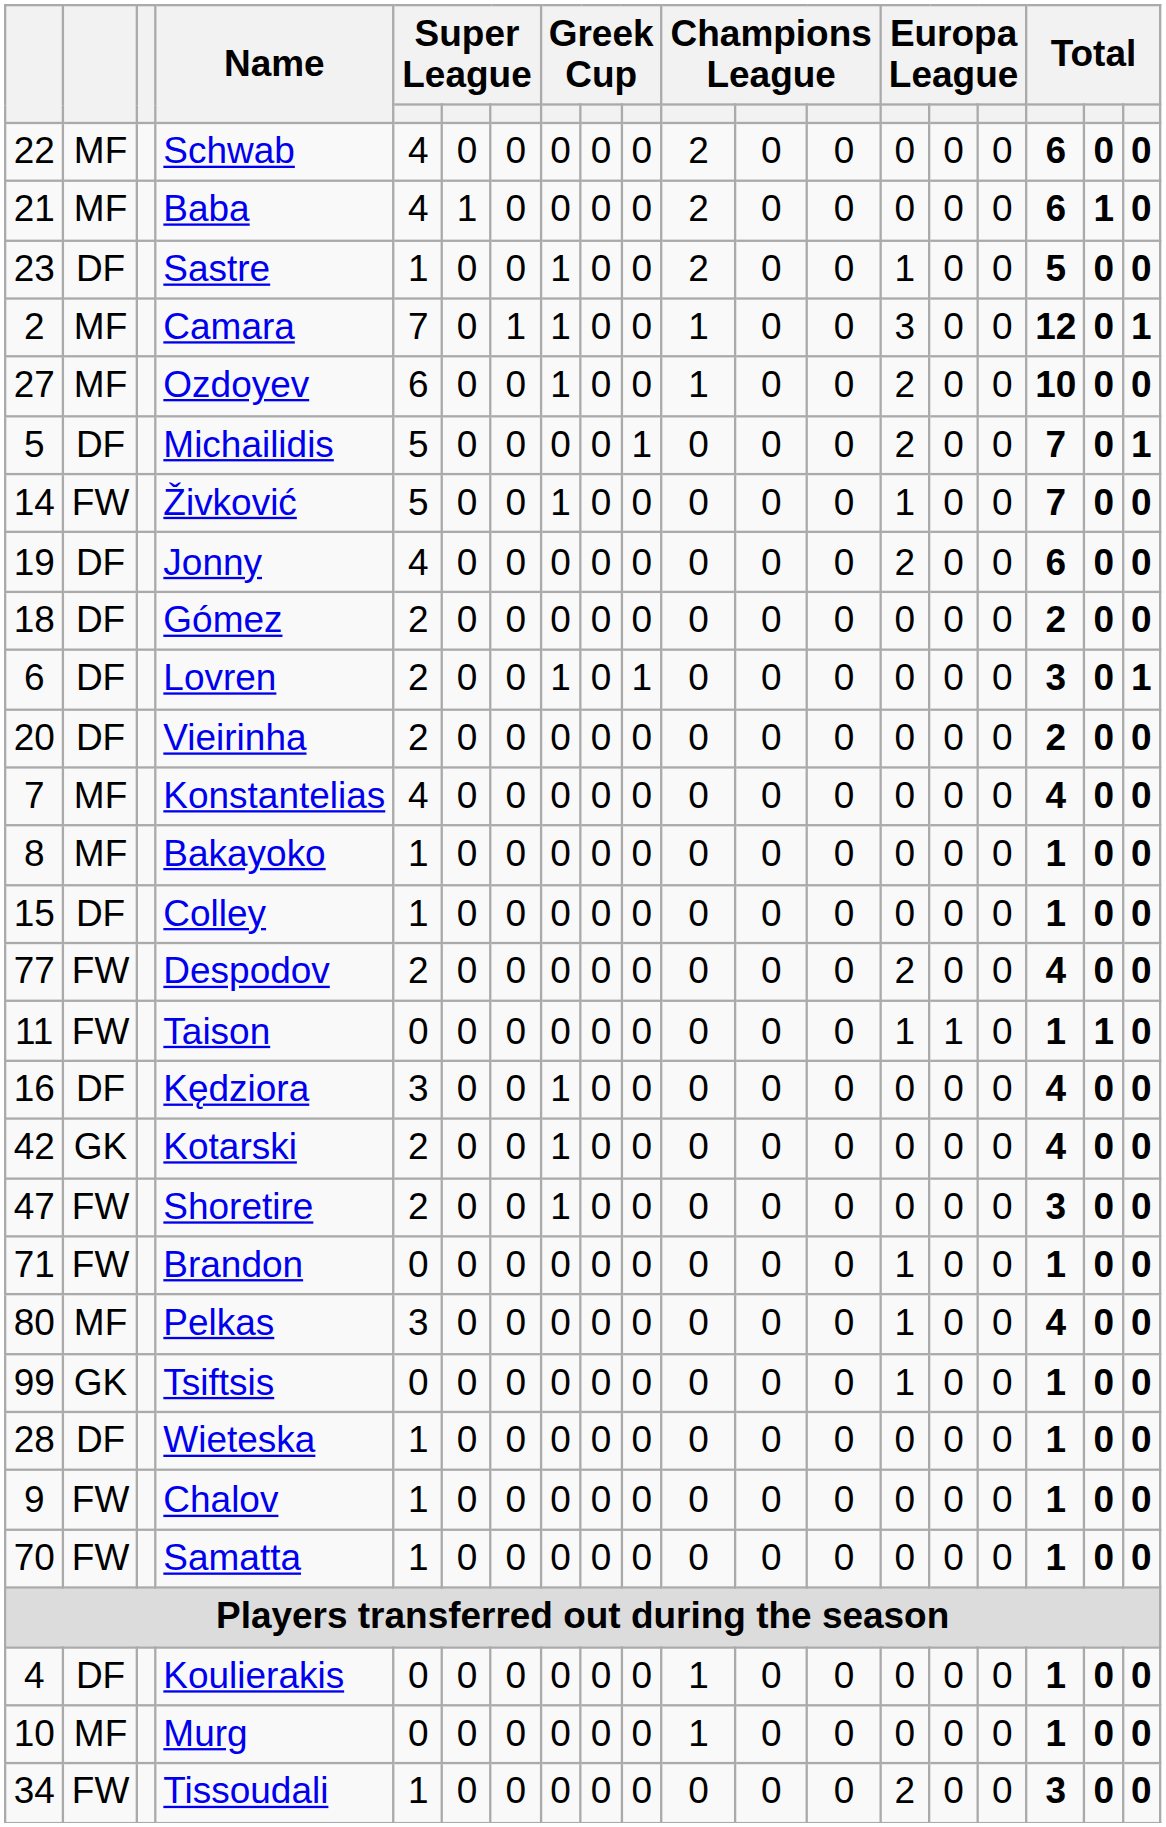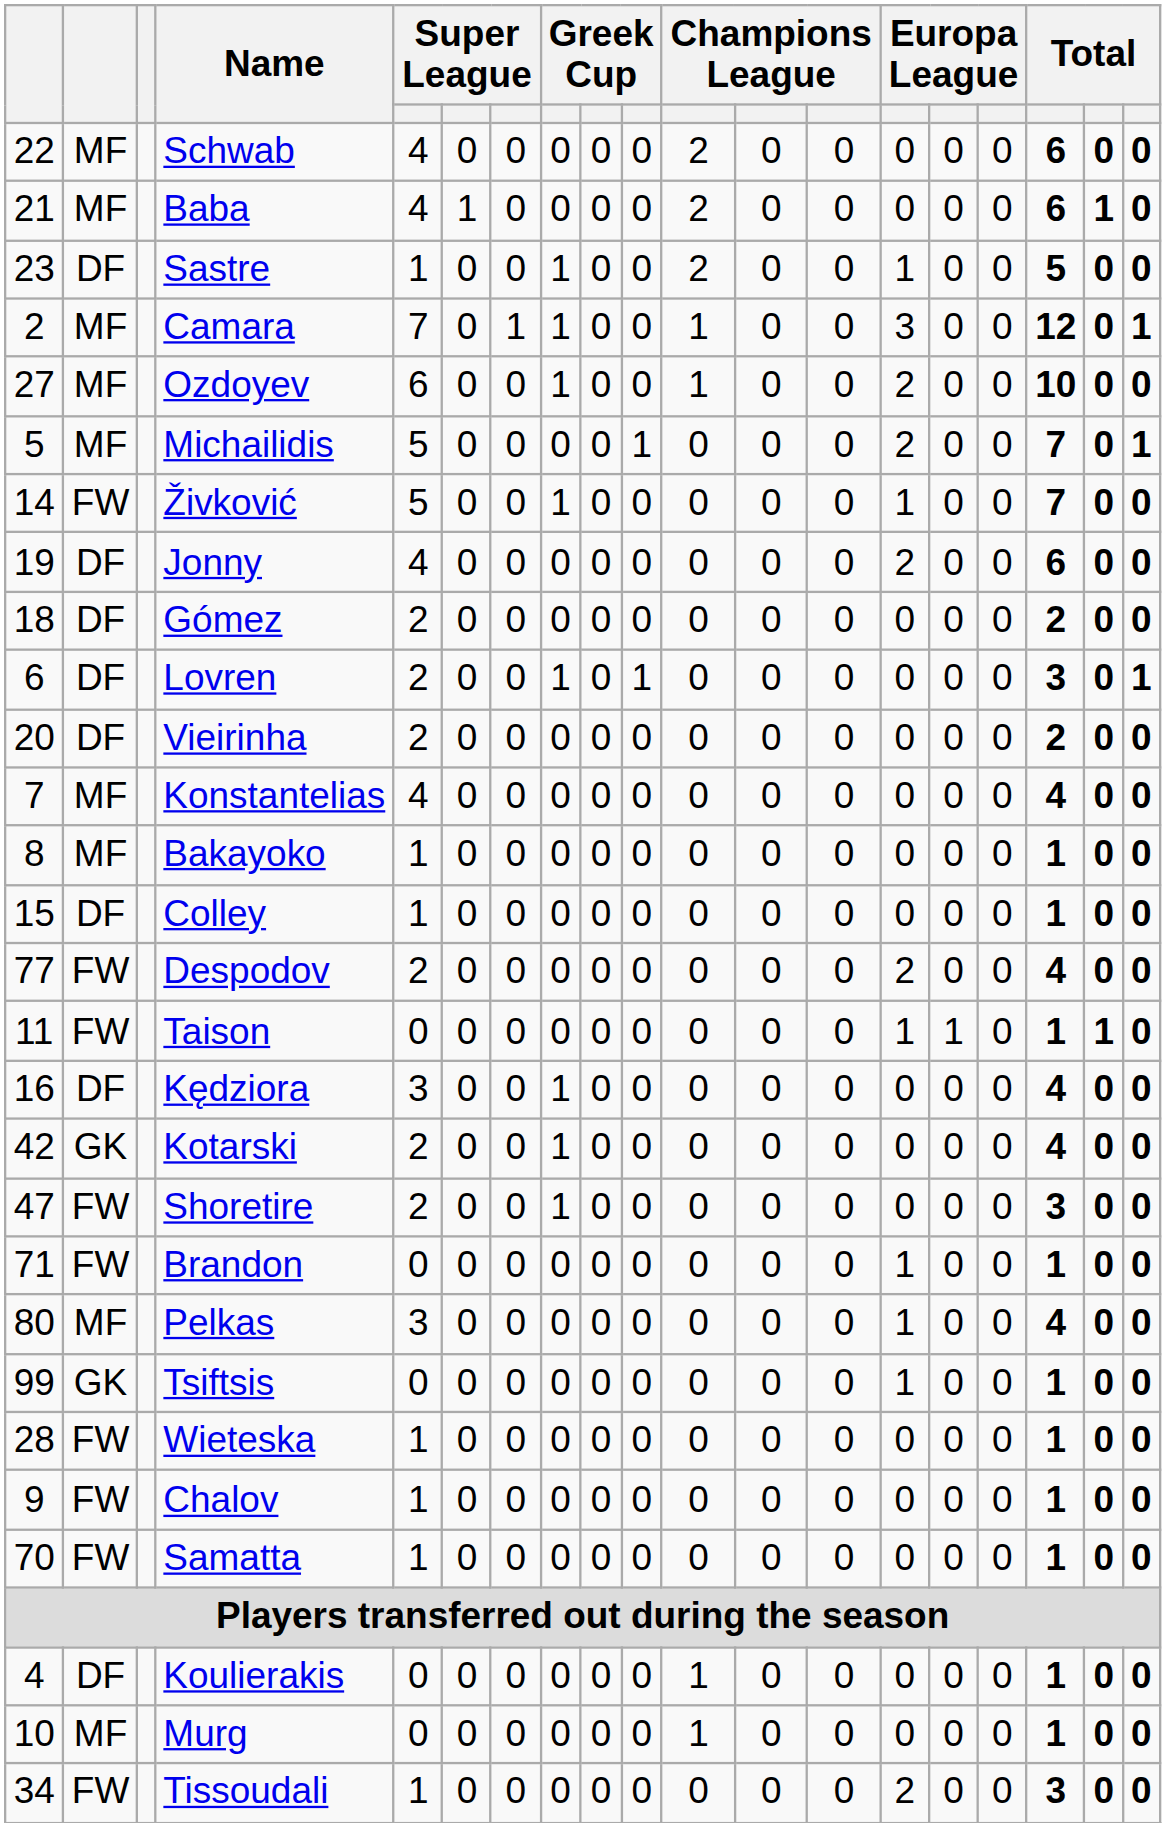(101, 444) DF -> (101, 444) MF
(101, 1440) DF -> (101, 1440) FW
